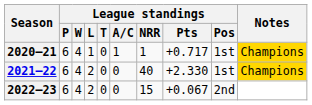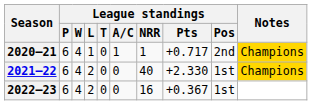(224, 52) 1st -> (224, 52) 2nd
(146, 90) 15 -> (146, 90) 16
(187, 90) +0.067 -> (187, 90) +0.367
(224, 90) 2nd -> (224, 90) 1st
